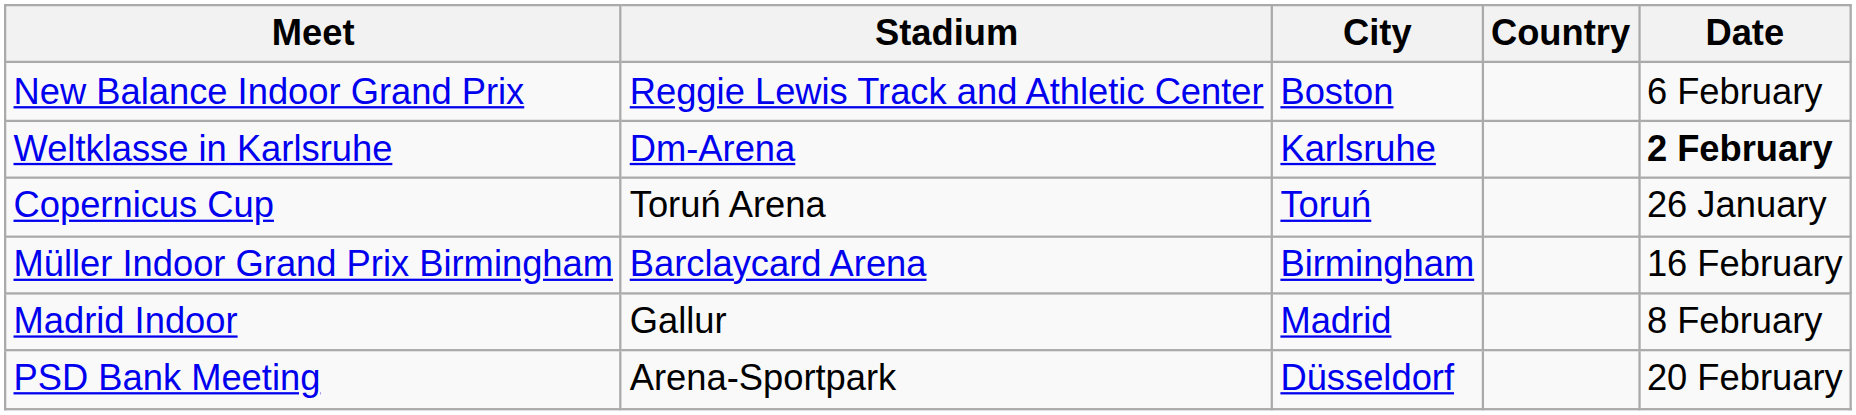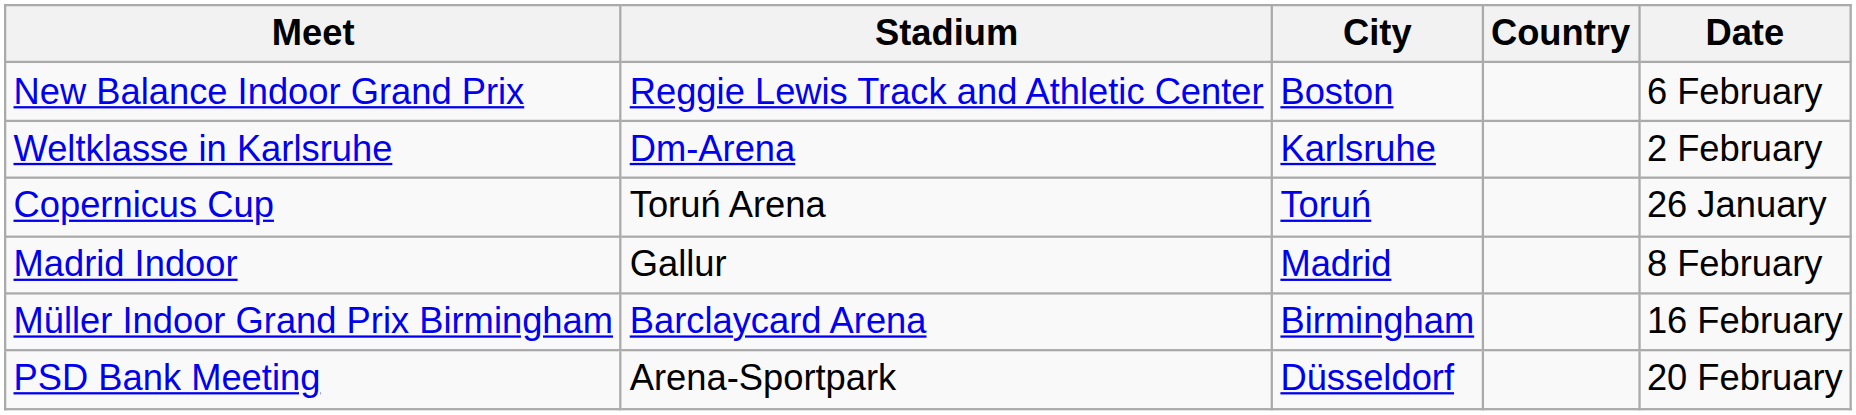(1740, 148) bold -> (1735, 148) normal
rows swapped: (126, 321) <-> (313, 263)
